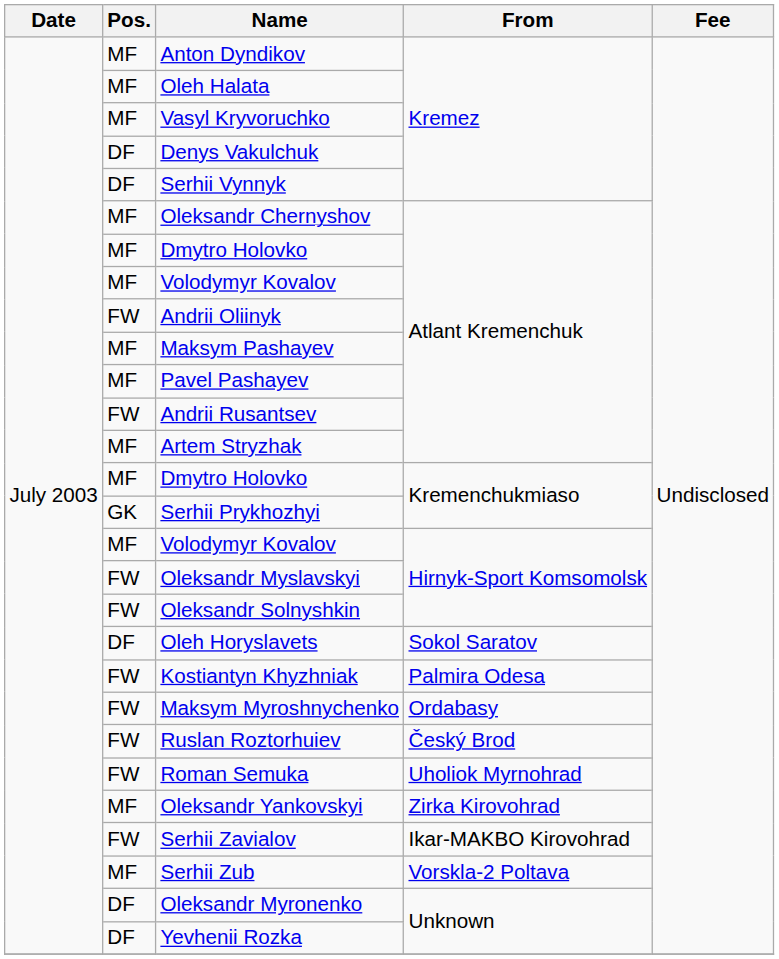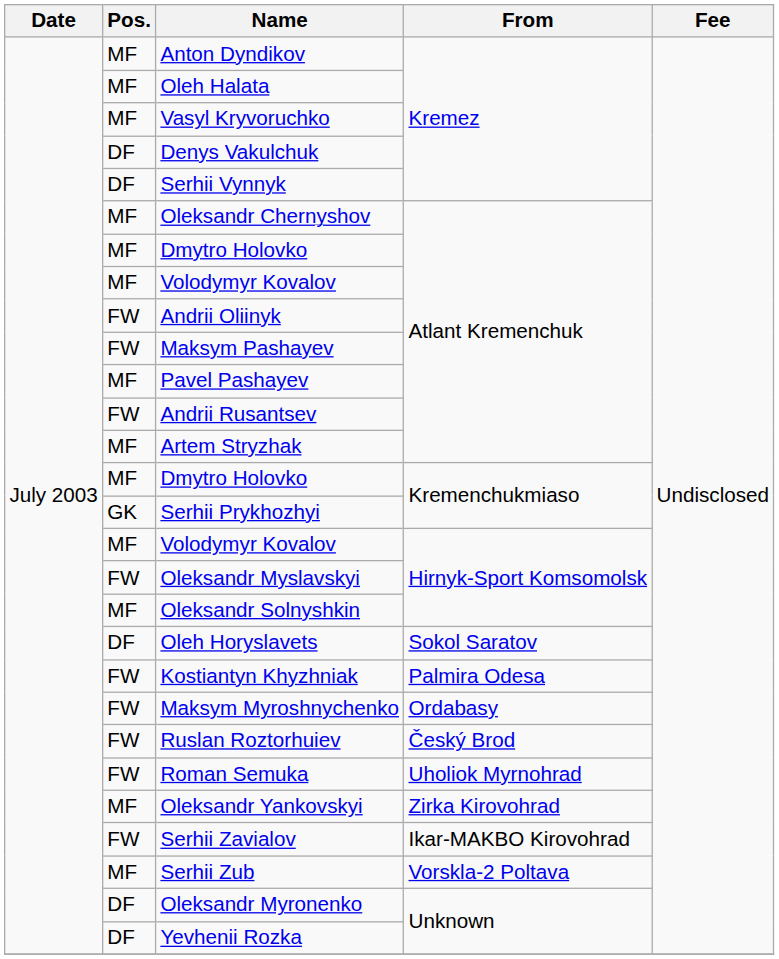(122, 348) MF -> (123, 348) FW
(123, 610) FW -> (122, 610) MF
